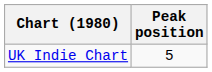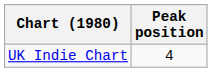(169, 56) 5 -> (169, 56) 4
